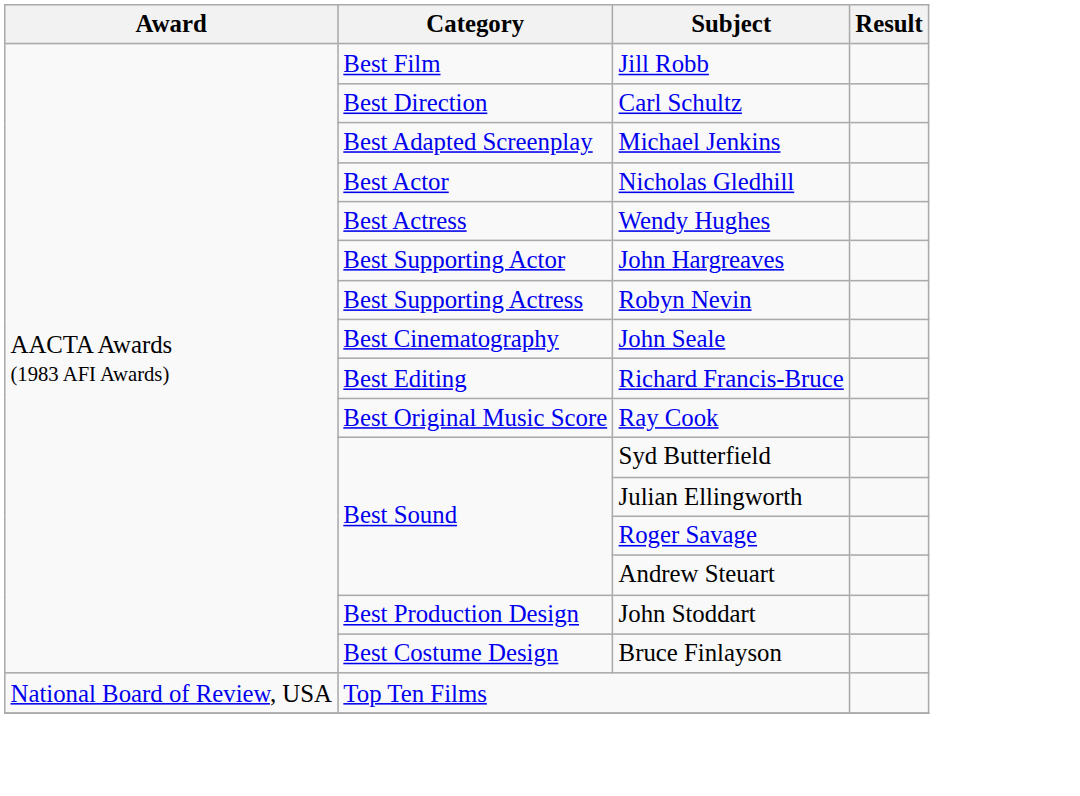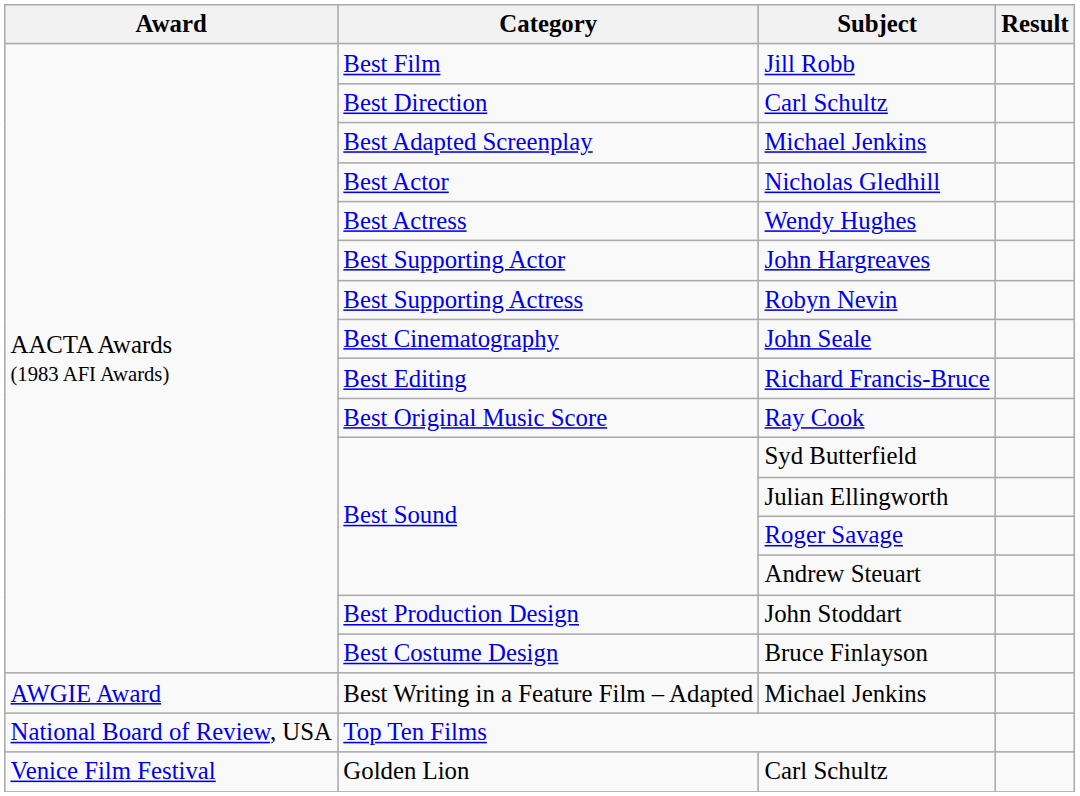+ row: (548, 692)
+ row: (406, 771)
